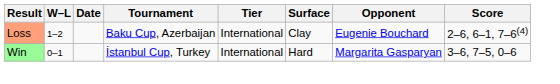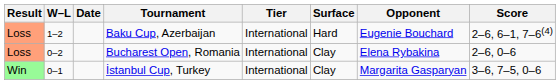(300, 33) Clay -> (325, 33) Hard
+ row: (173, 52)
(301, 52) Hard -> (324, 70) Clay
